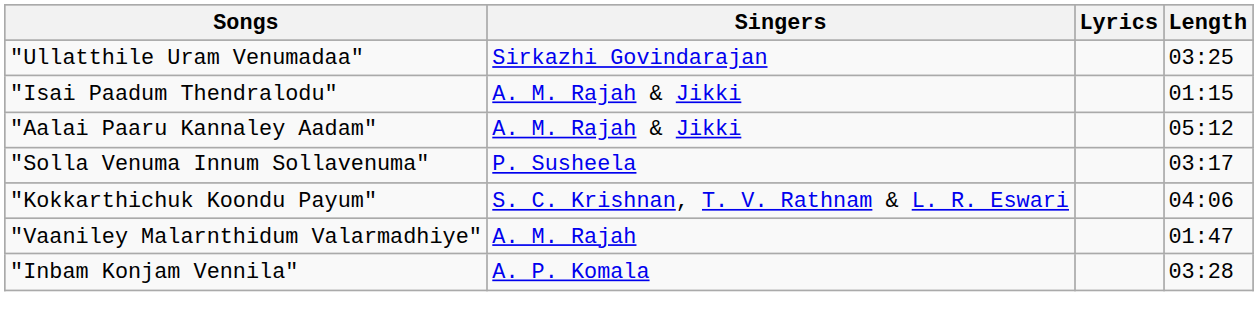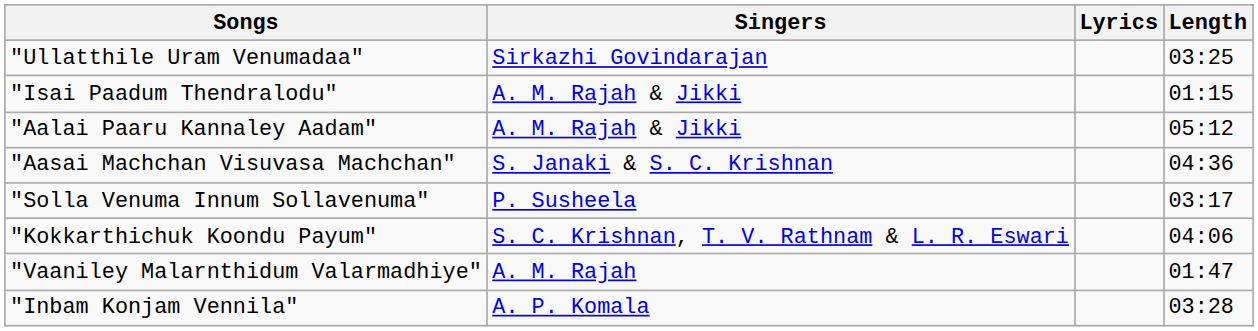+ row: (233, 165)
